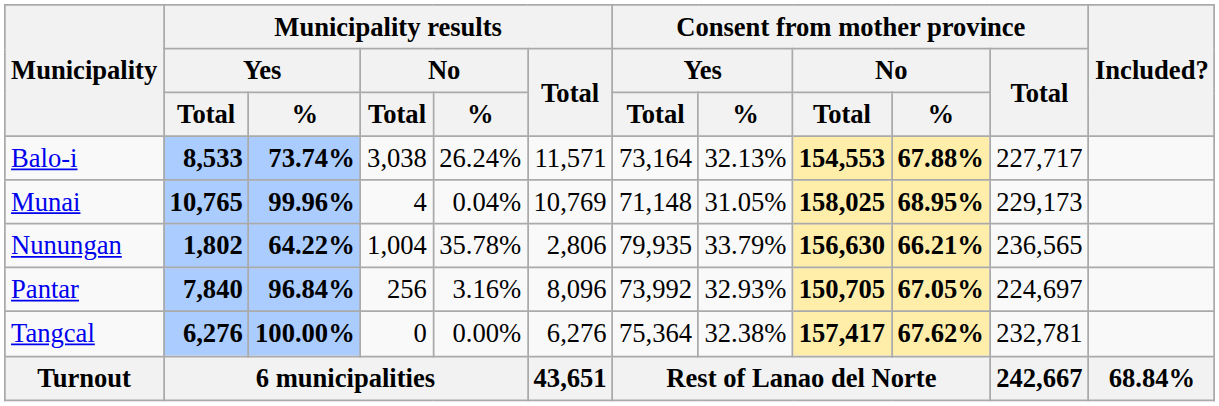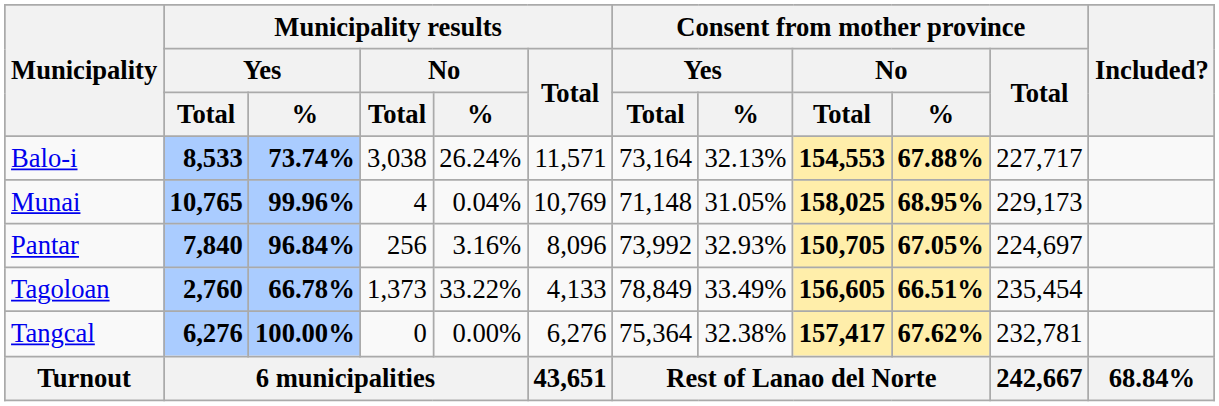- row: (66, 245)
+ row: (60, 289)
